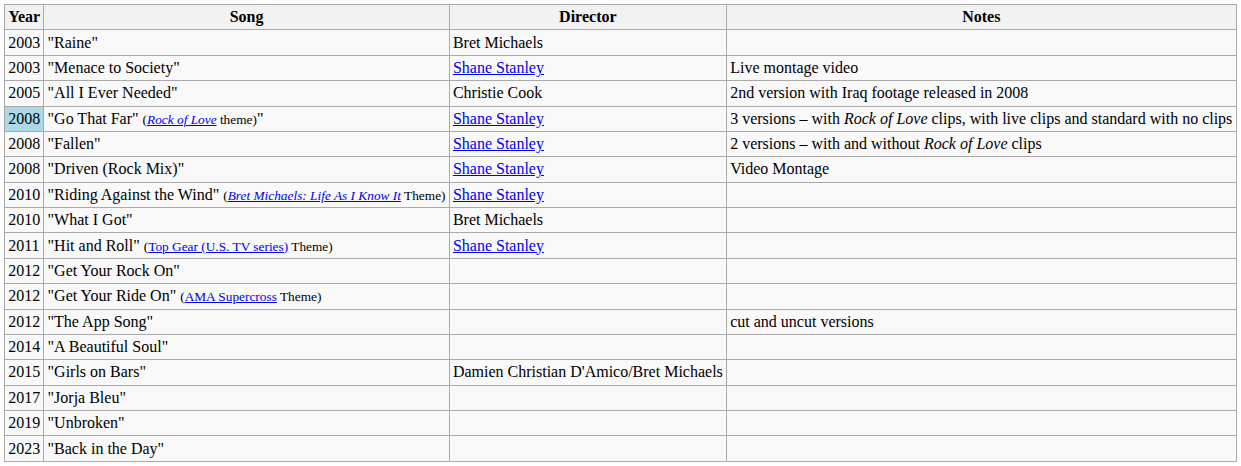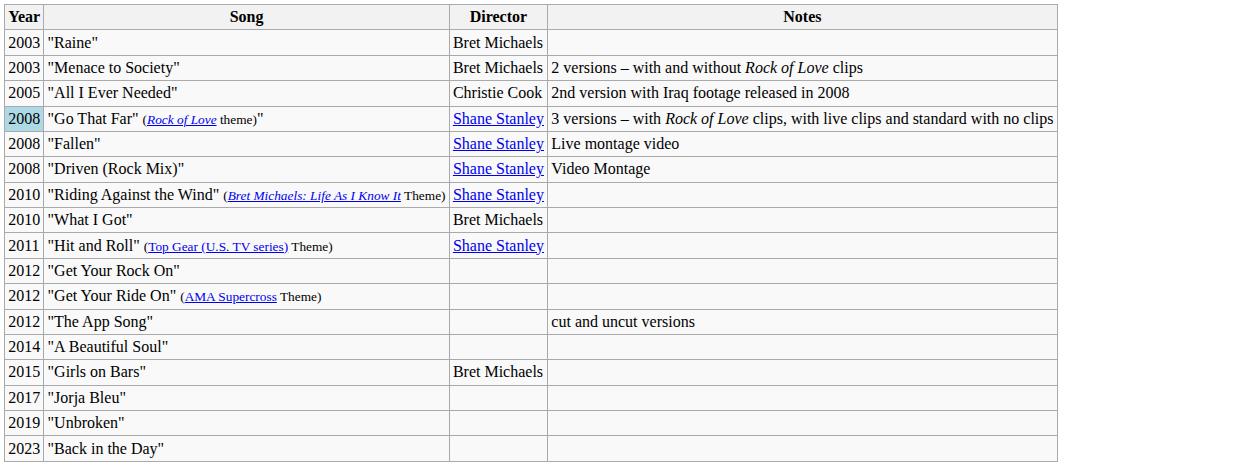(498, 67) Shane Stanley -> (498, 67) Bret Michaels
(794, 67) Live montage video -> (707, 67) 2 versions – with and without Rock of Love clips
(886, 144) 2 versions – with and without Rock of Love clips -> (615, 144) Live montage video
(588, 372) Damien Christian D'Amico/Bret Michaels -> (498, 372) Bret Michaels
